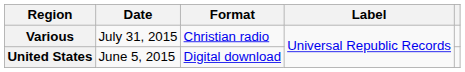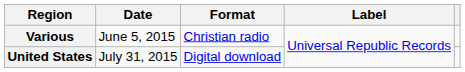(138, 36) July 31, 2015 -> (137, 36) June 5, 2015
(137, 57) June 5, 2015 -> (138, 57) July 31, 2015
